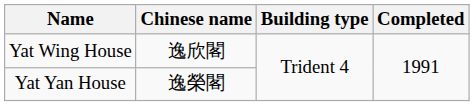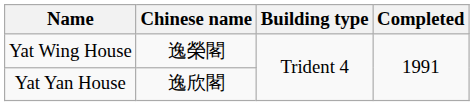(196, 50) 逸欣閣 -> (196, 50) 逸榮閣
(196, 83) 逸榮閣 -> (196, 83) 逸欣閣
